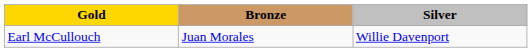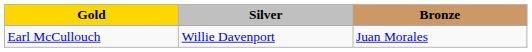columns swapped: (440, 15) <-> (266, 15)
